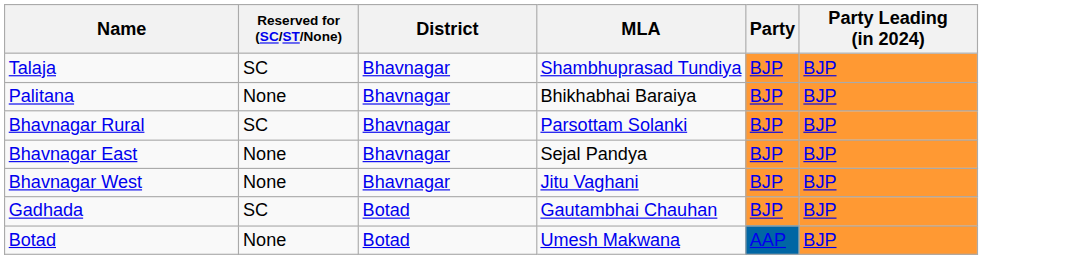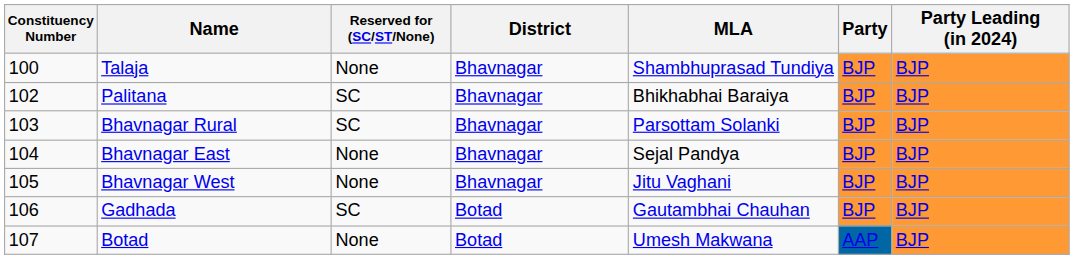+ column: (51, 29)
(256, 67) SC -> (357, 67) None
(265, 96) None -> (348, 96) SC
